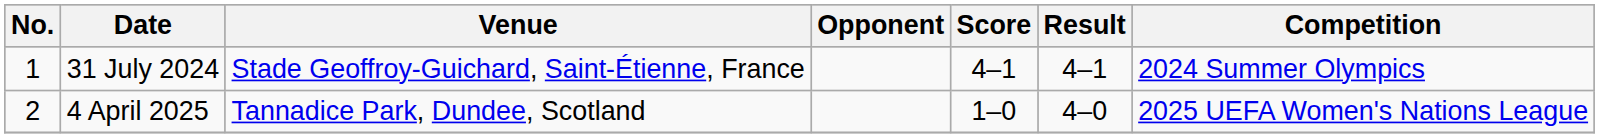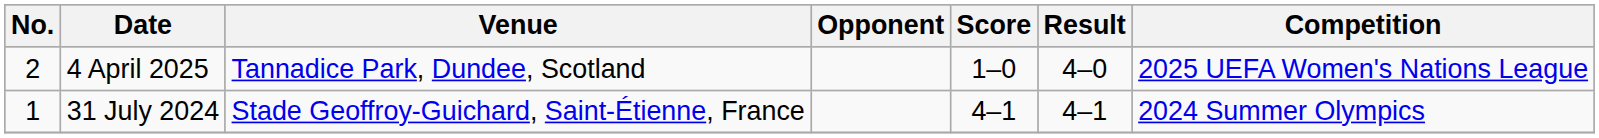rows swapped: (143, 68) <-> (138, 111)
